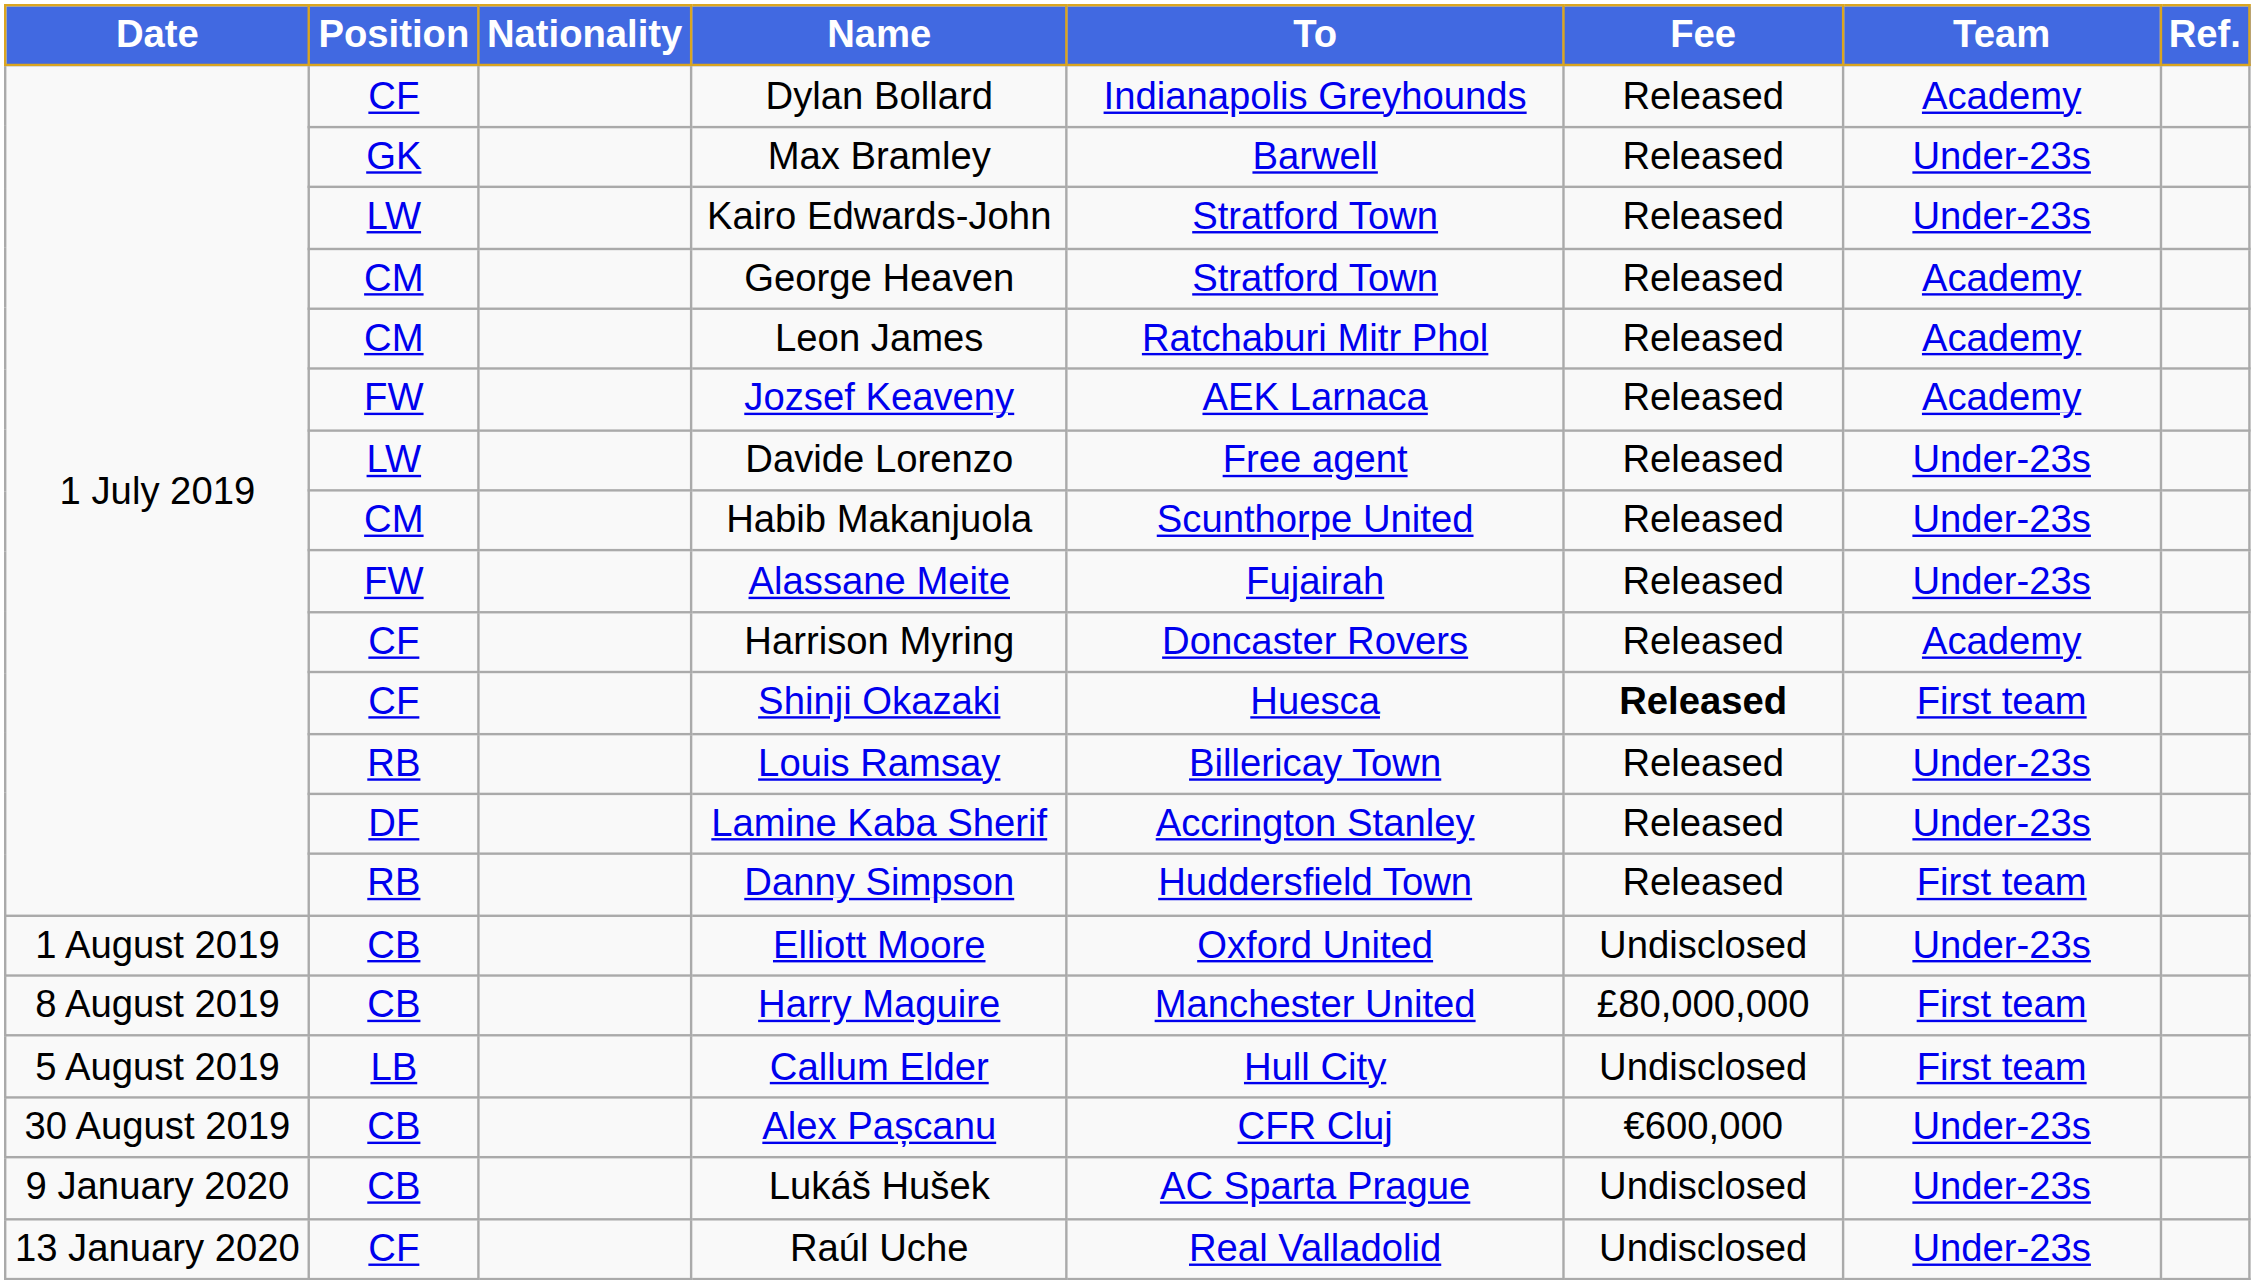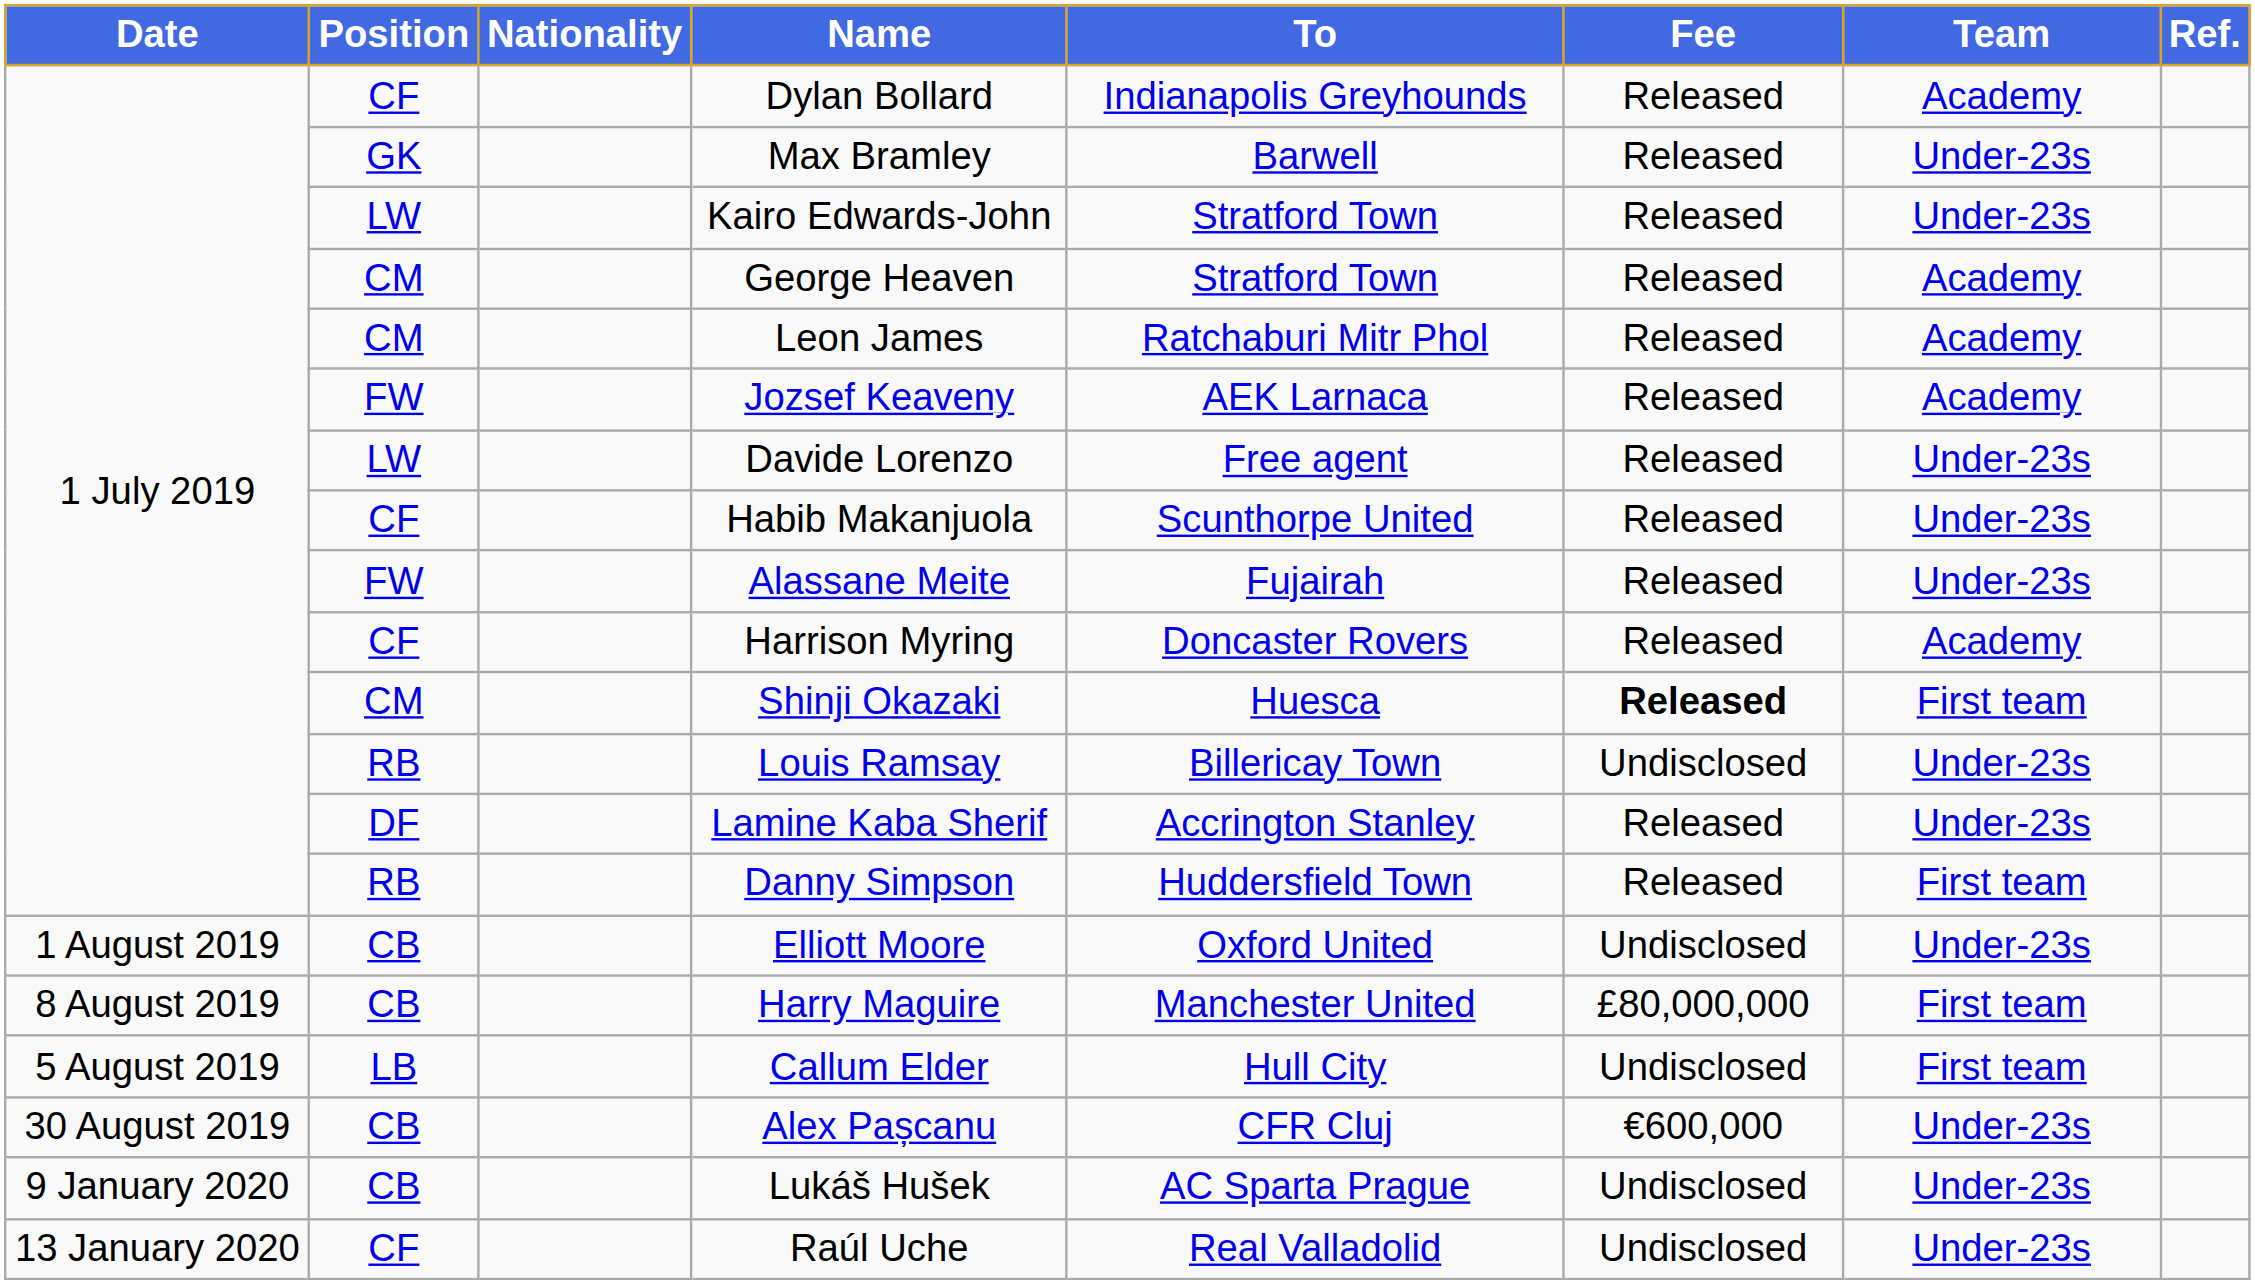(394, 519) CM -> (394, 519) CF
(394, 701) CF -> (394, 701) CM
(1703, 762) Released -> (1703, 762) Undisclosed
